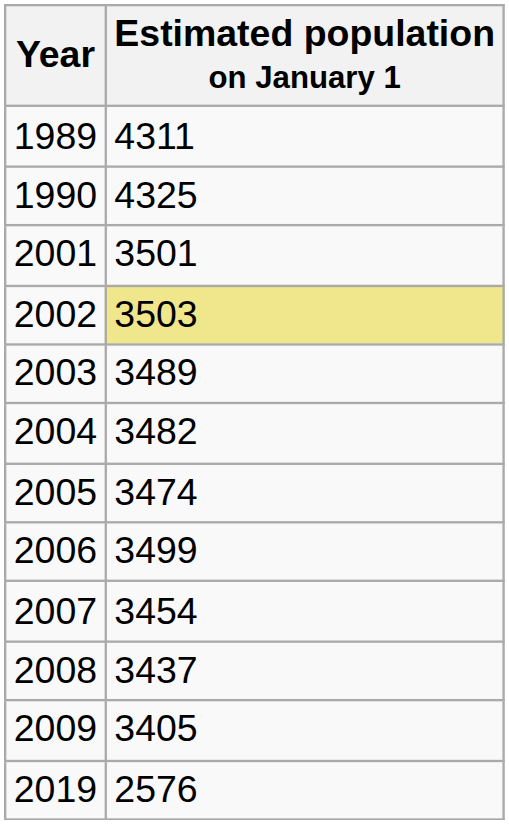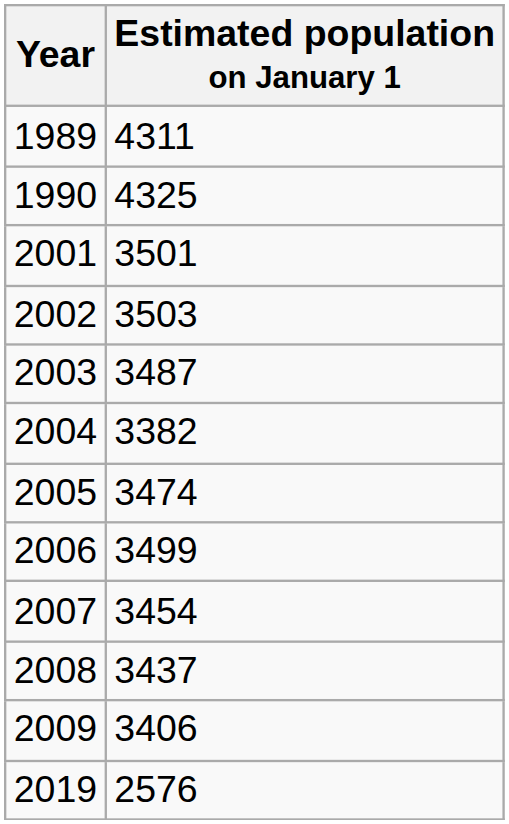(156, 313) khaki background -> (156, 313) no background
(156, 373) 3489 -> (156, 373) 3487
(156, 432) 3482 -> (156, 432) 3382
(156, 729) 3405 -> (156, 729) 3406
